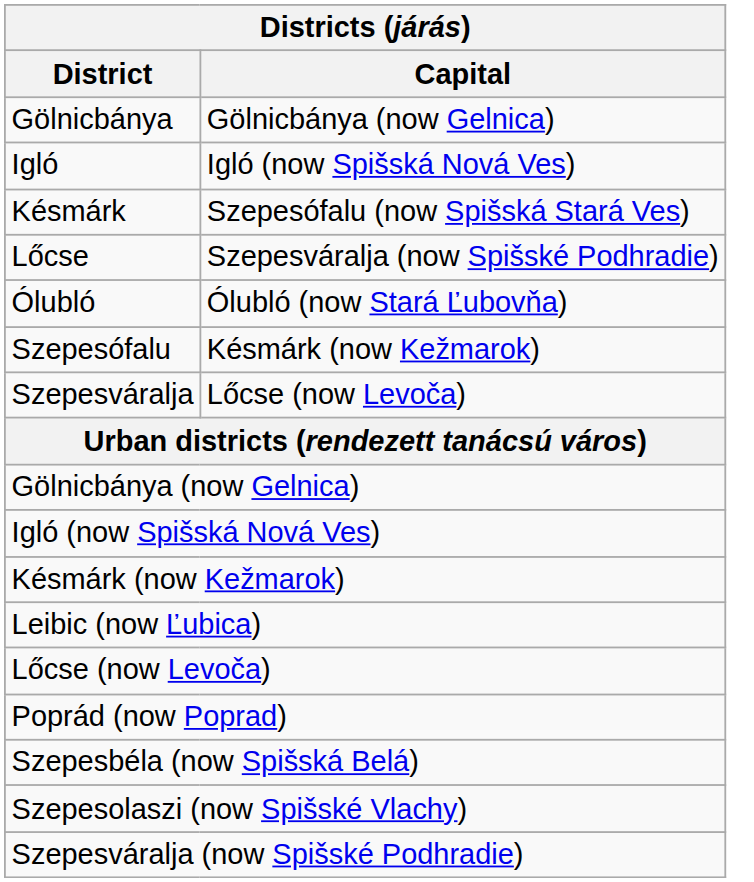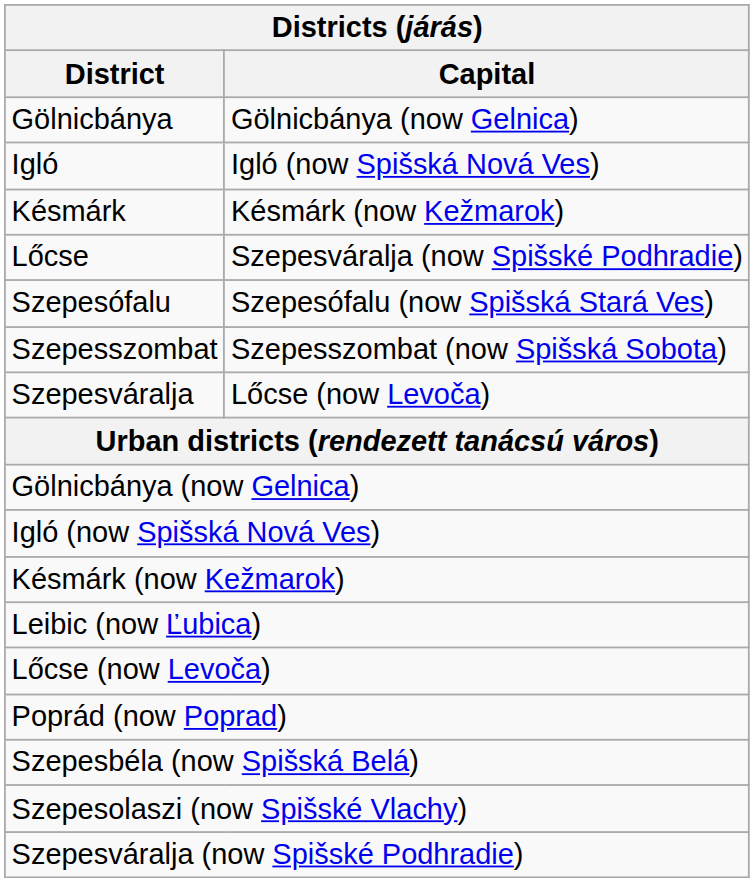(448, 211) Szepesófalu (now Spišská Stará Ves) -> (398, 211) Késmárk (now Kežmarok)
- row: (53, 303)
(373, 348) Késmárk (now Kežmarok) -> (472, 303) Szepesófalu (now Spišská Stará Ves)
+ row: (115, 348)
